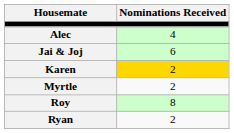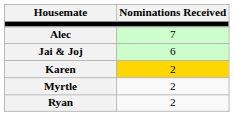(173, 35) 4 -> (173, 35) 7
- row: (60, 103)
